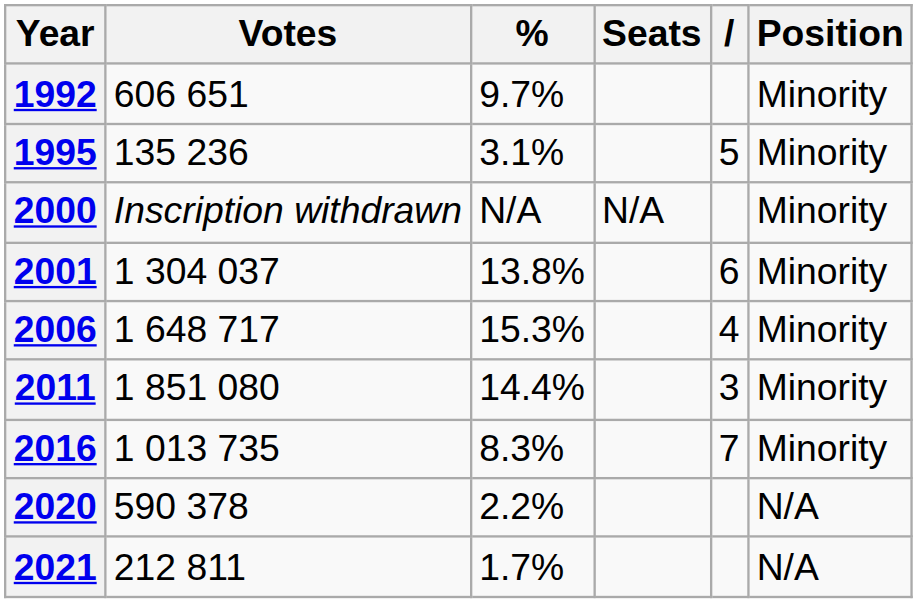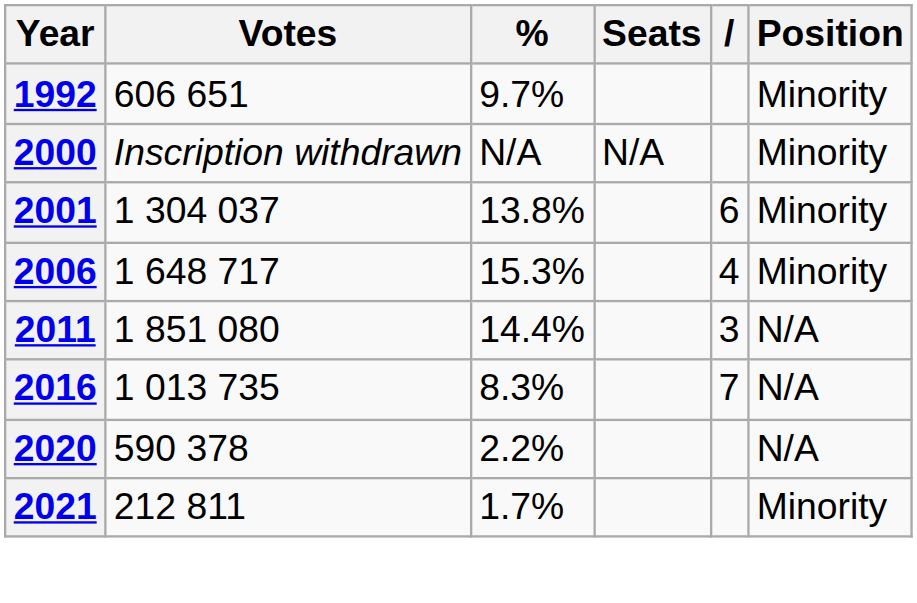- row: (55, 152)
(822, 388) Minority -> (788, 329) N/A
(822, 447) Minority -> (788, 388) N/A
(788, 566) N/A -> (822, 507) Minority
